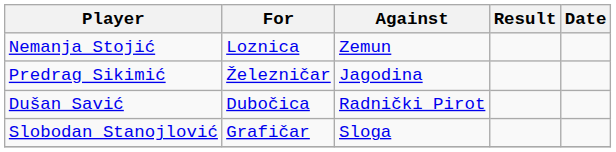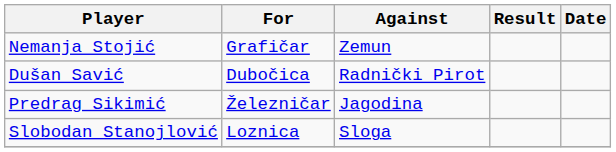(263, 47) Loznica -> (268, 47) Grafičar
rows swapped: (66, 104) <-> (87, 76)
(268, 132) Grafičar -> (263, 132) Loznica
